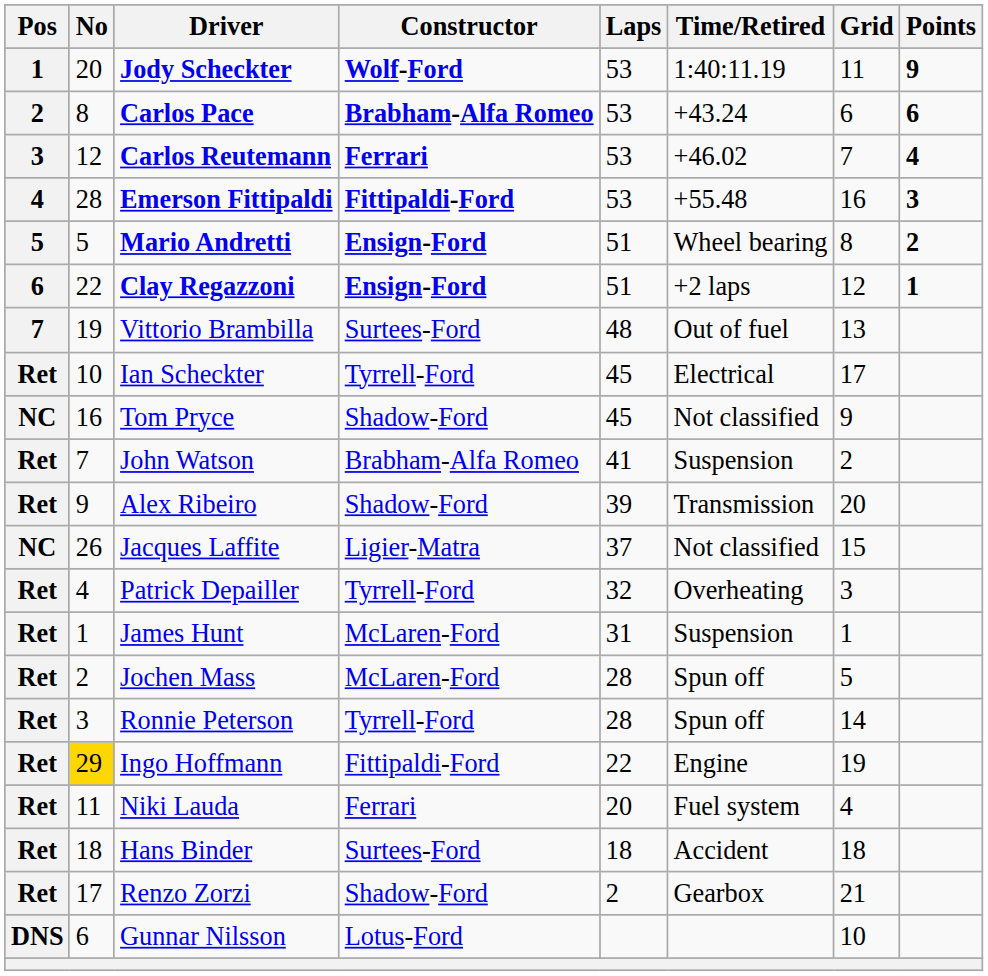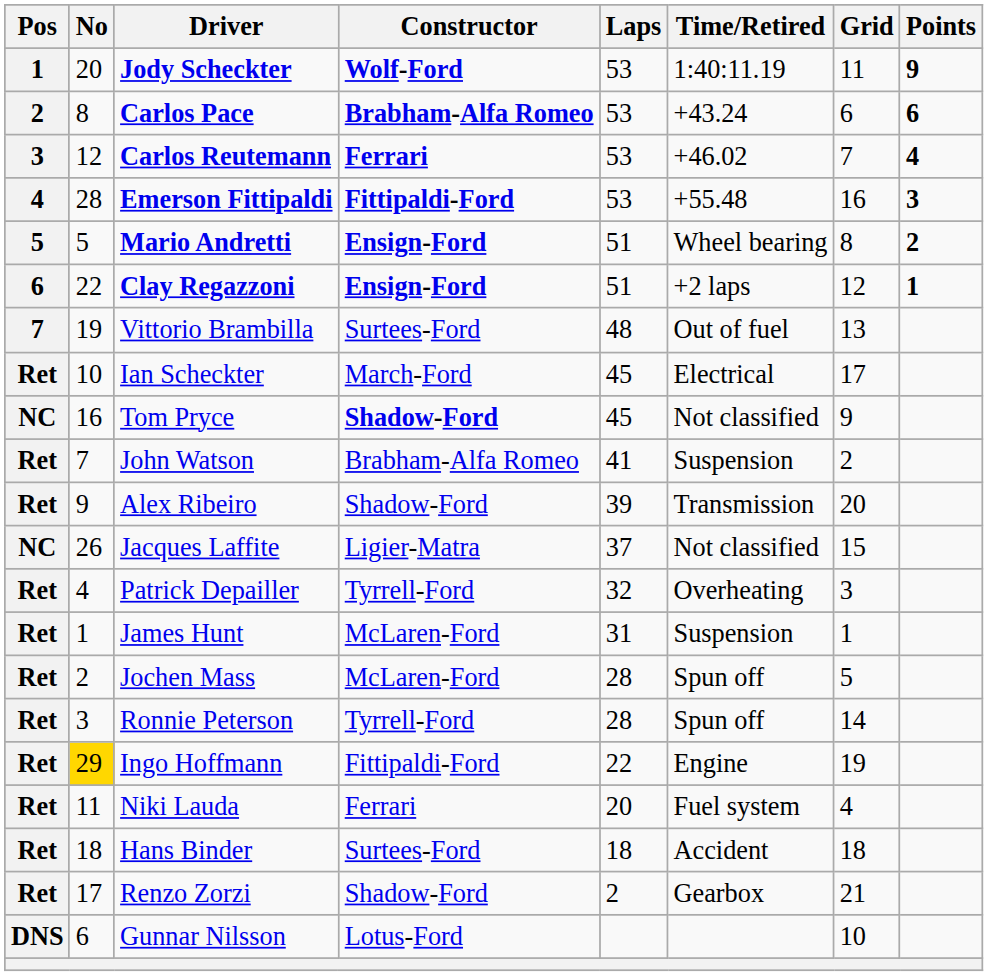(409, 373) Tyrrell-Ford -> (408, 373) March-Ford
(416, 416) normal -> (421, 416) bold
